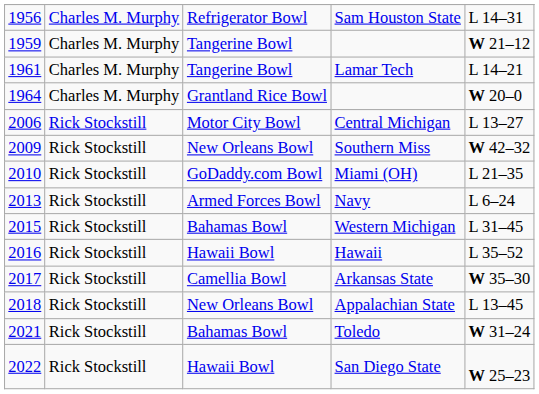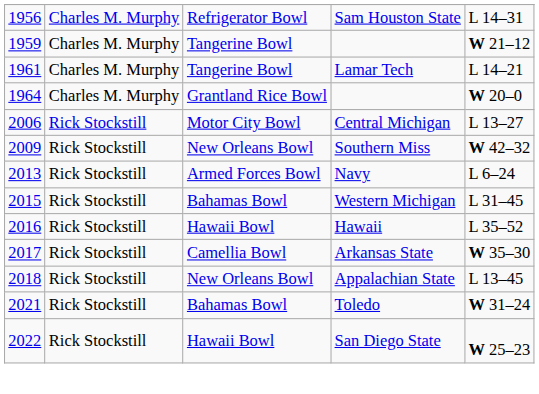- row: (25, 174)
